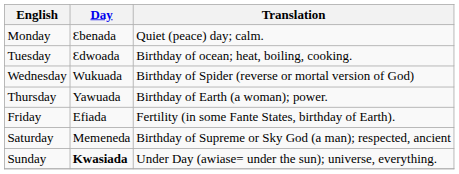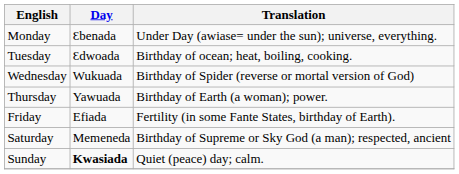(200, 35) Quiet (peace) day; calm. -> (287, 35) Under Day (awiase= under the sun); universe, everything.
(287, 158) Under Day (awiase= under the sun); universe, everything. -> (200, 158) Quiet (peace) day; calm.
